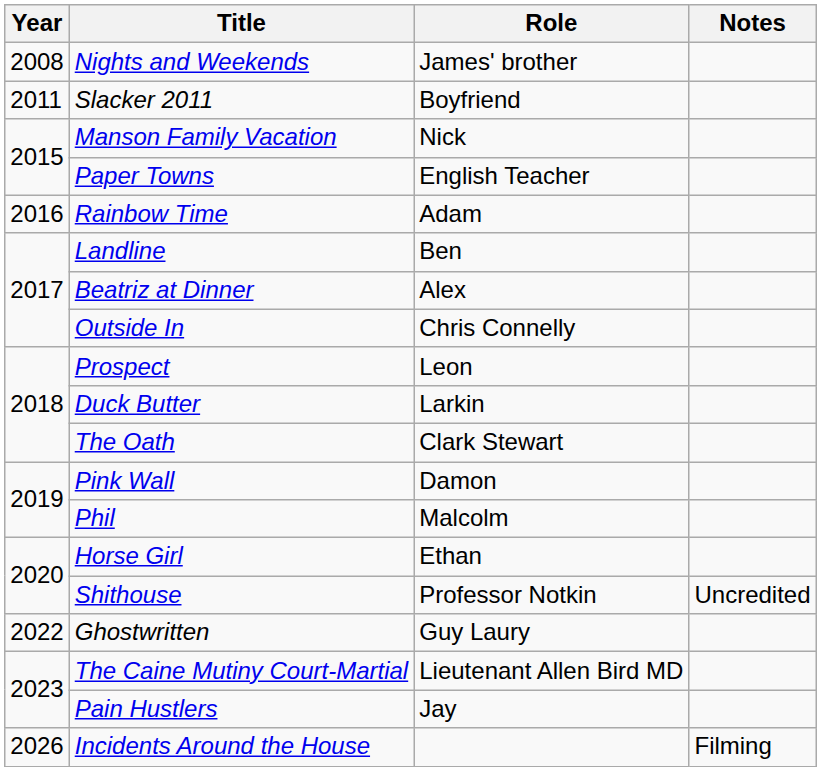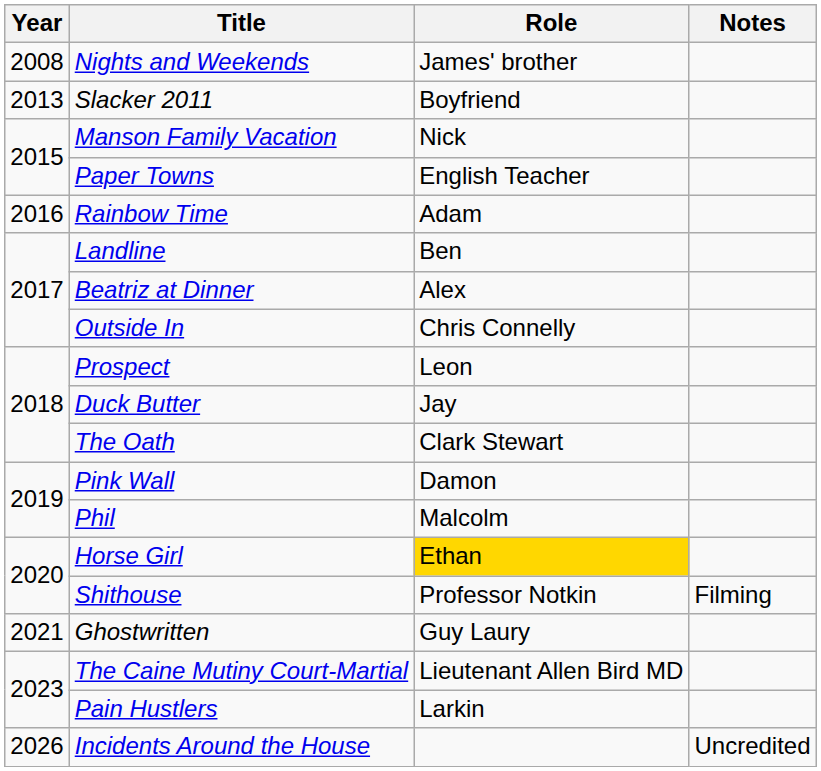(36, 99) 2011 -> (37, 99) 2013
(452, 404) Larkin -> (438, 404) Jay
(451, 556) no background -> (451, 556) gold background
(752, 594) Uncredited -> (733, 594) Filming
(37, 632) 2022 -> (37, 632) 2021
(438, 708) Jay -> (452, 708) Larkin
(733, 746) Filming -> (752, 746) Uncredited
